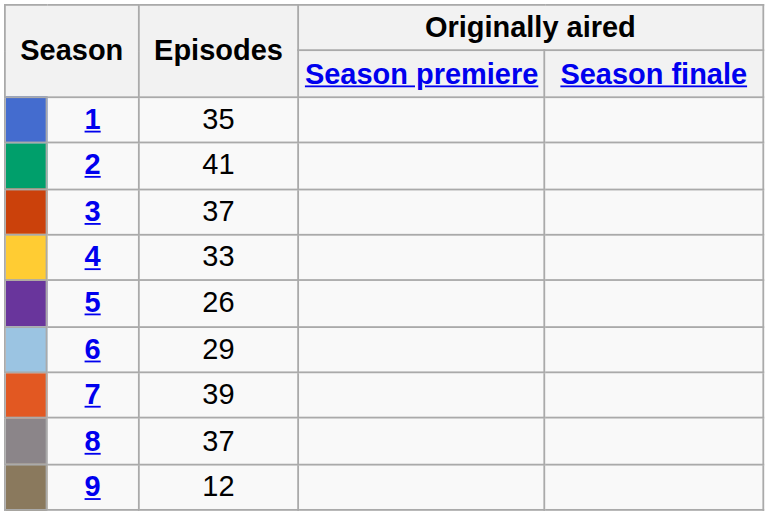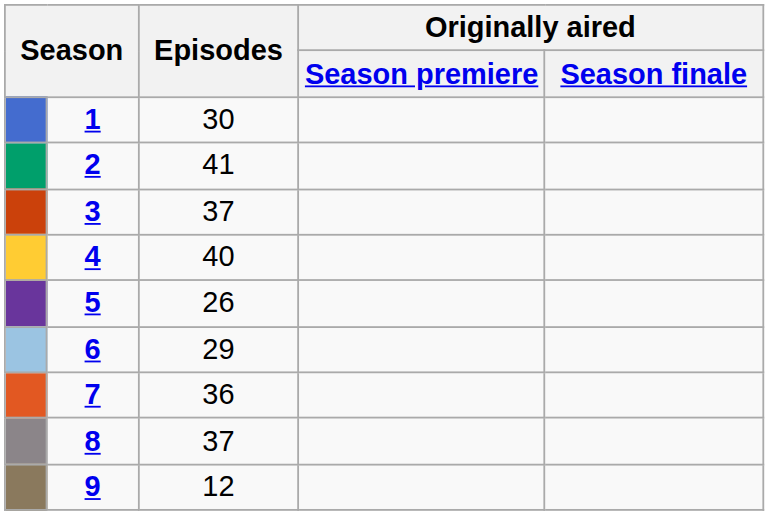(218, 119) 35 -> (218, 119) 30
(218, 257) 33 -> (218, 257) 40
(218, 394) 39 -> (218, 394) 36
